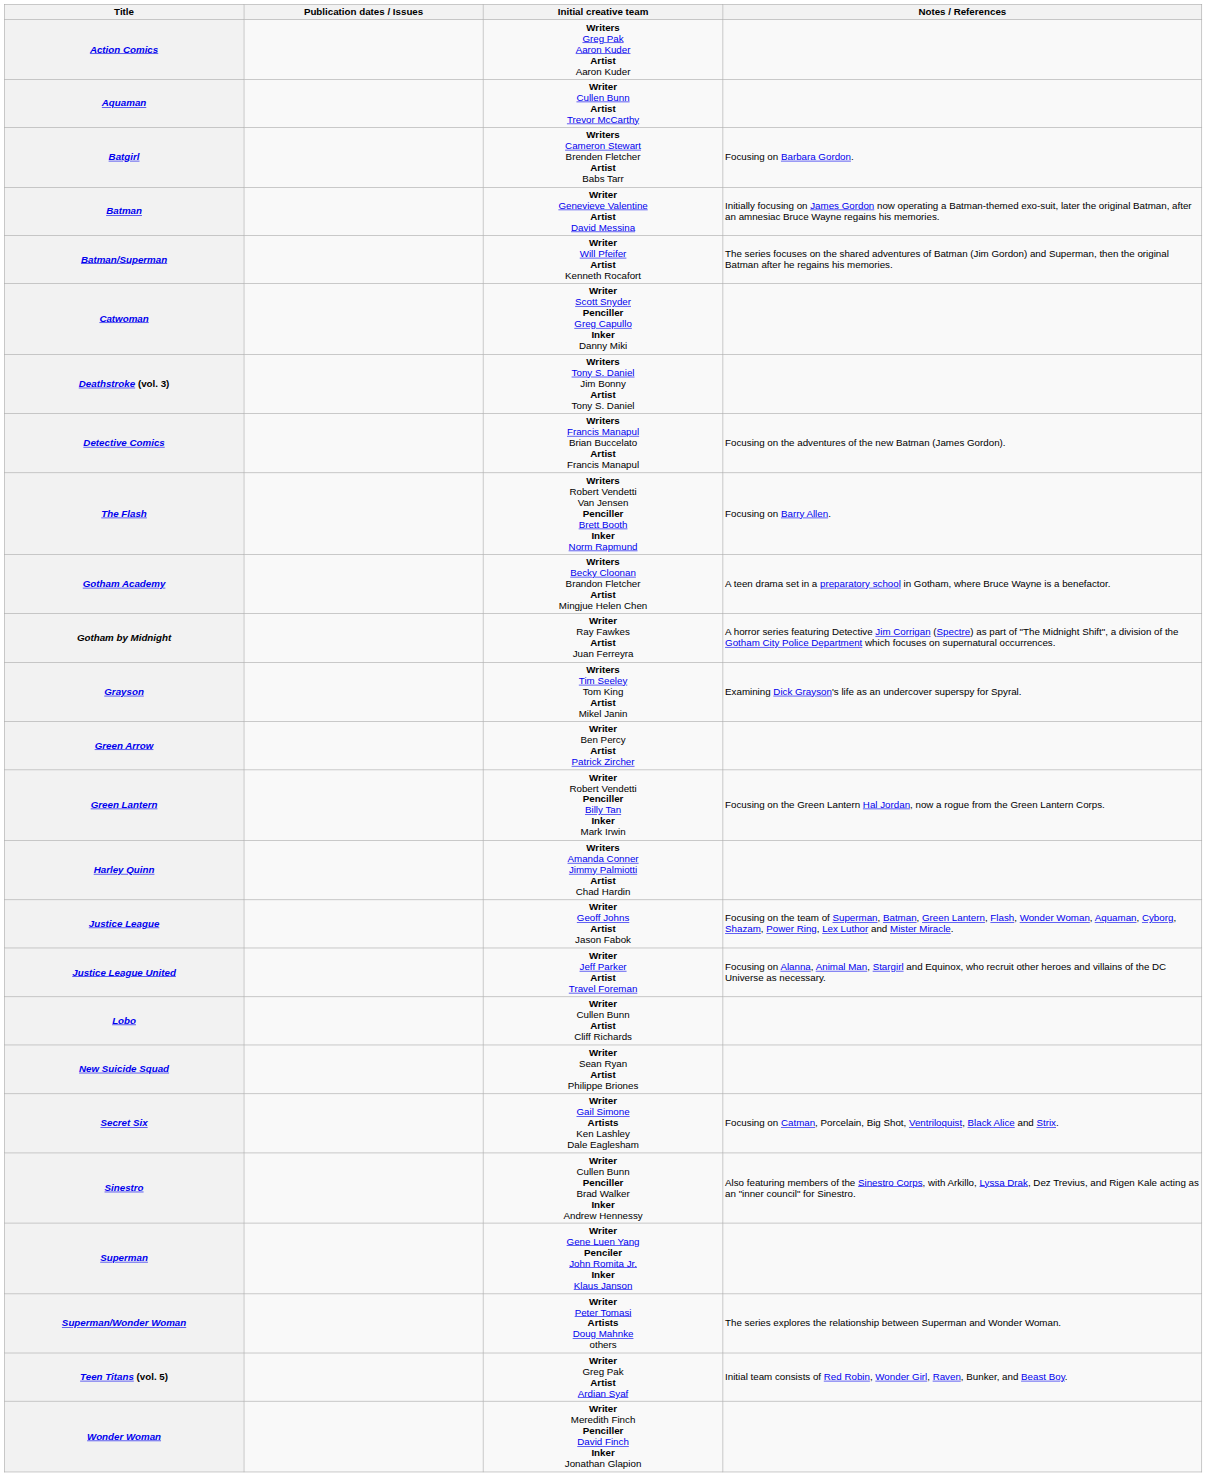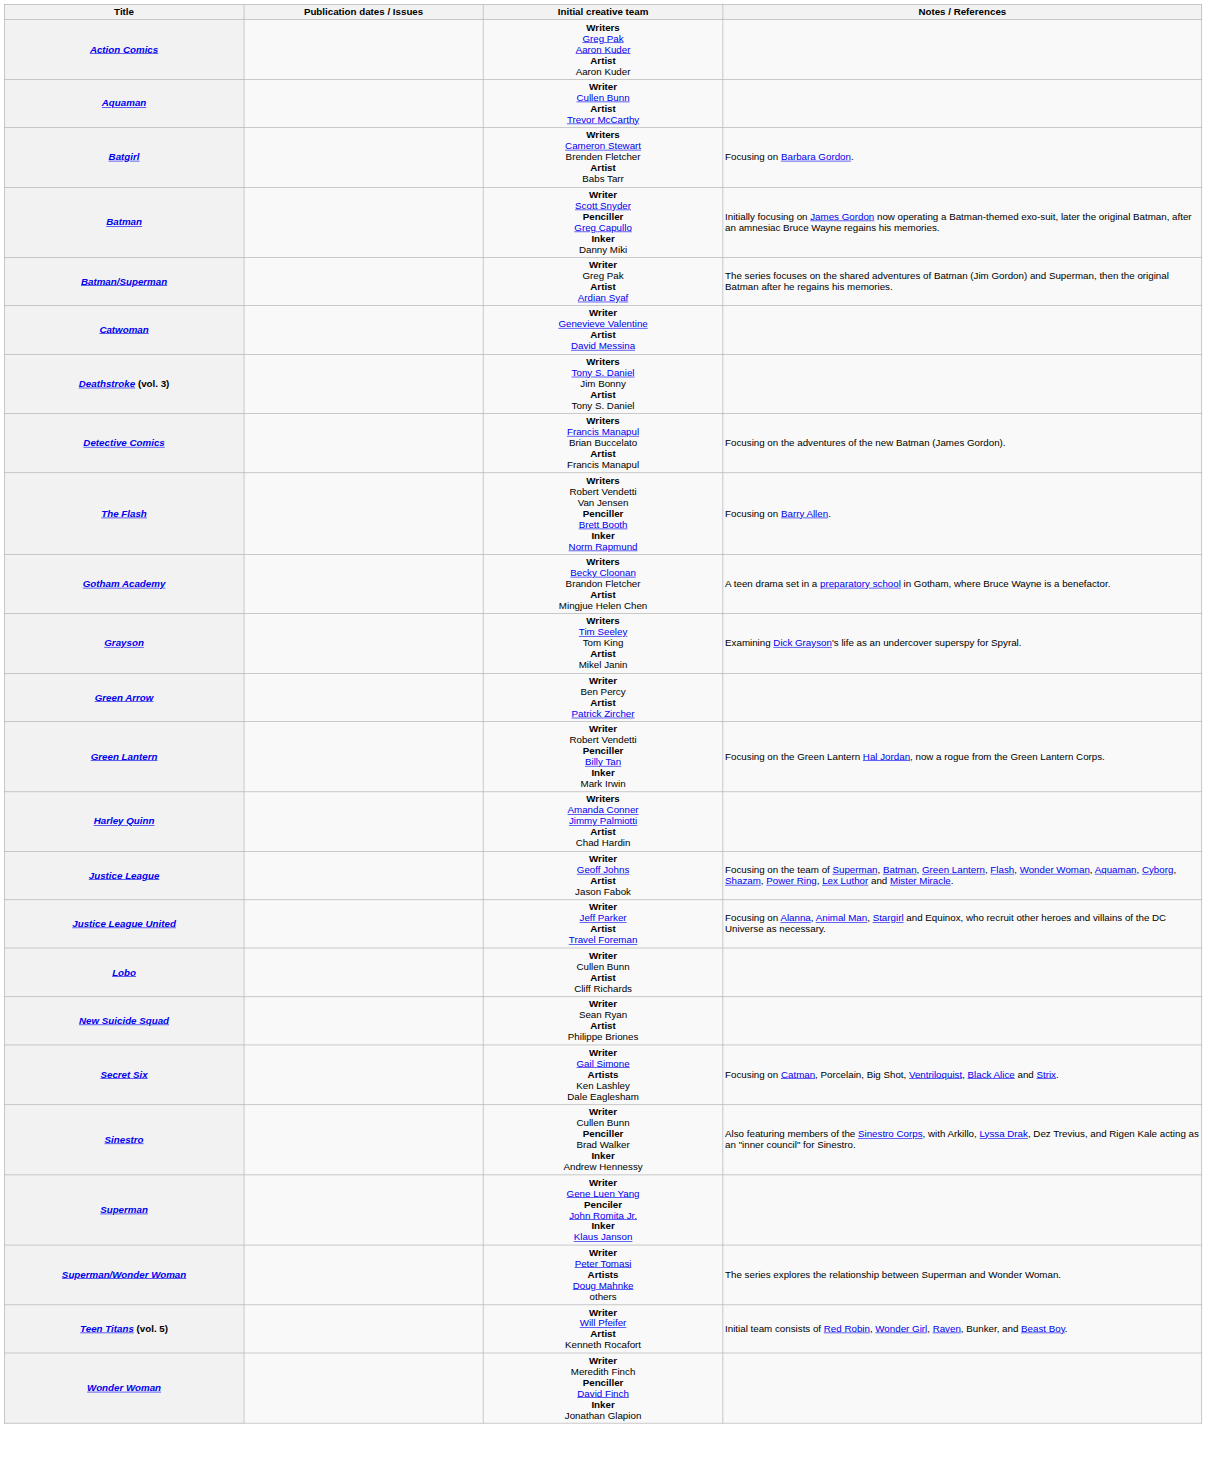(603, 211) Writer Genevieve Valentine Artist David Messina -> (603, 222) Writer Scott Snyder Penciller Greg Capullo Inker Danny Miki
(603, 259) Writer Will Pfeifer Artist Kenneth Rocafort -> (603, 281) Writer Greg Pak Artist Ardian Syaf
(603, 319) Writer Scott Snyder Penciller Greg Capullo Inker Danny Miki -> (603, 330) Writer Genevieve Valentine Artist David Messina
- row: (124, 638)
(603, 1377) Writer Greg Pak Artist Ardian Syaf -> (603, 1329) Writer Will Pfeifer Artist Kenneth Rocafort
